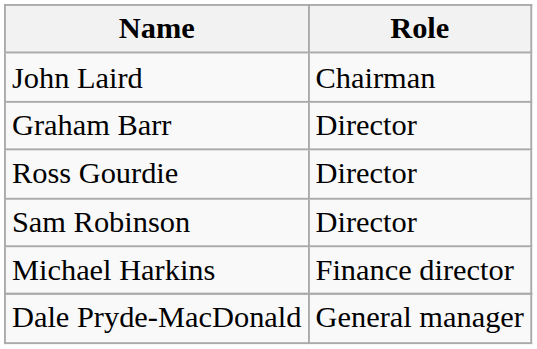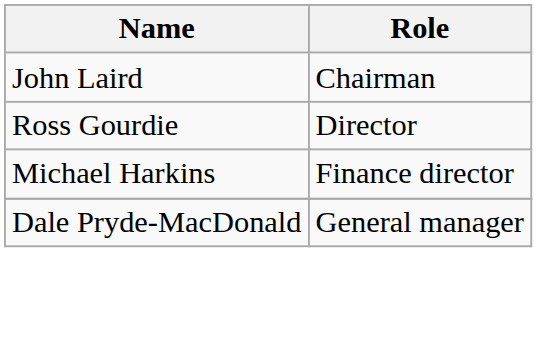- row: (92, 125)
- row: (101, 221)
